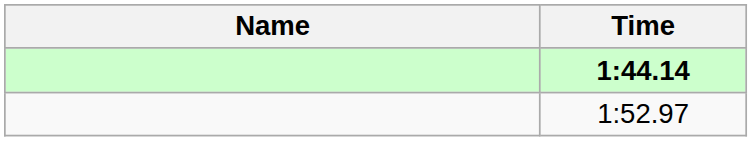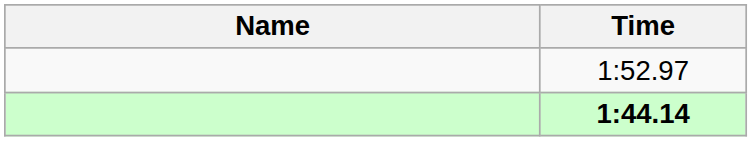rows swapped: (643, 69) <-> (643, 113)
